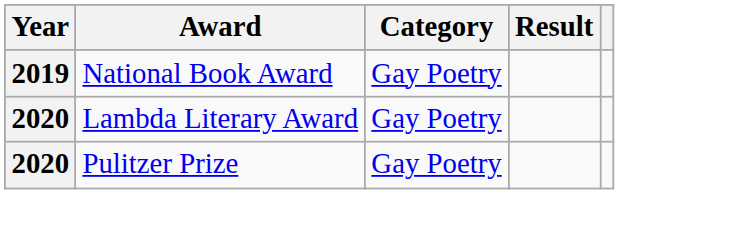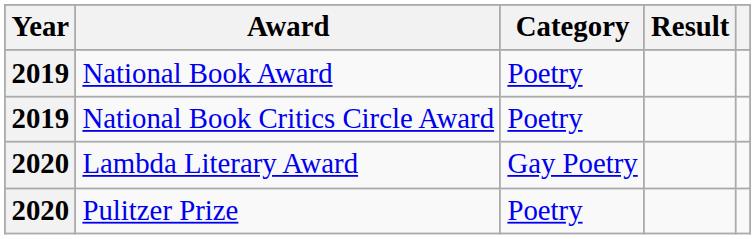(437, 73) Gay Poetry -> (545, 73) Poetry
+ row: (288, 118)
(437, 164) Gay Poetry -> (545, 210) Poetry
